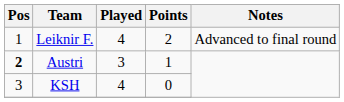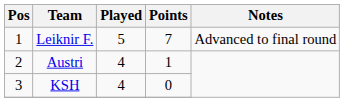(121, 39) 4 -> (121, 39) 5
(168, 39) 2 -> (168, 39) 7
(19, 62) bold -> (19, 62) normal
(121, 62) 3 -> (121, 62) 4
